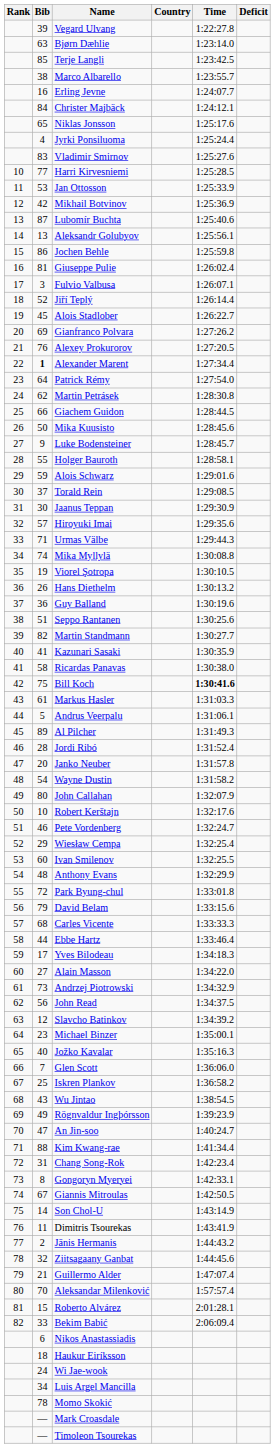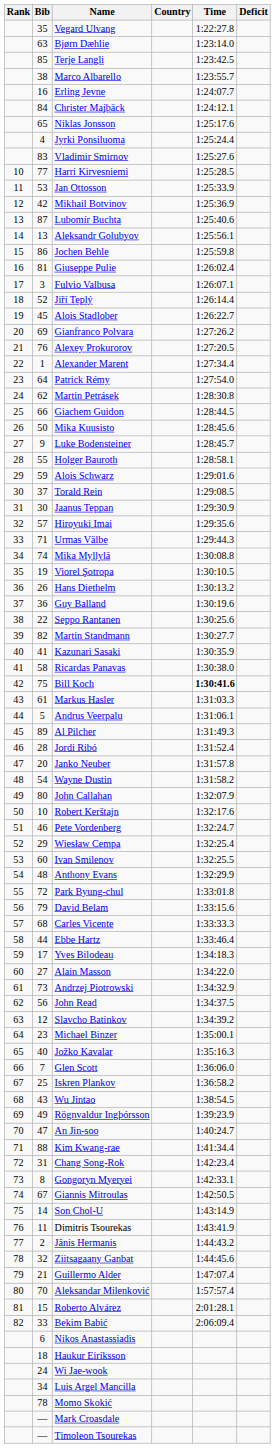(42, 28) 39 -> (42, 28) 35
(42, 364) bold -> (42, 364) normal
(42, 619) 51 -> (42, 619) 22
